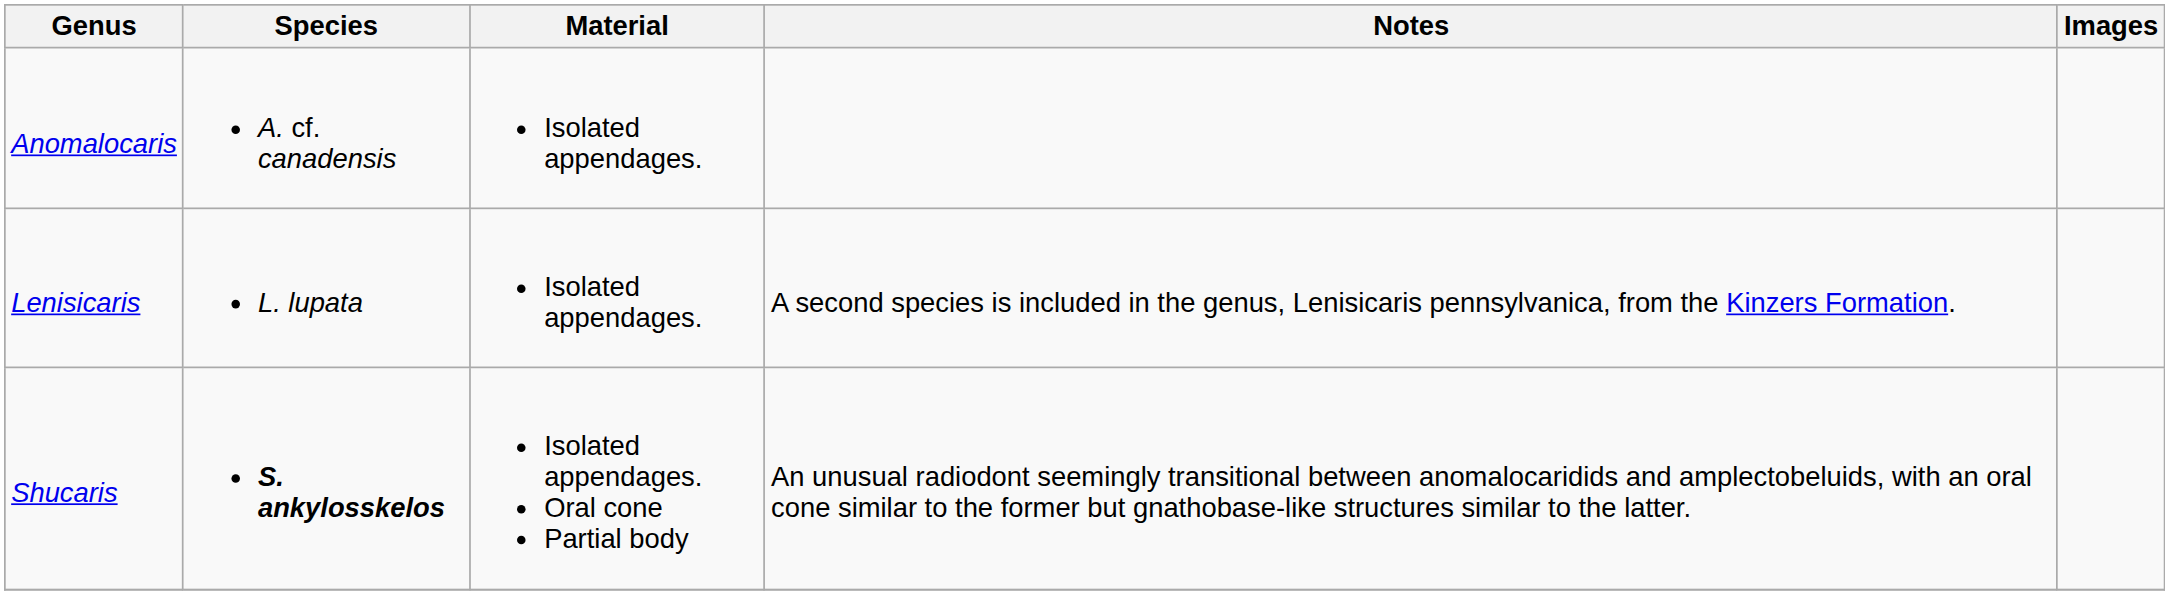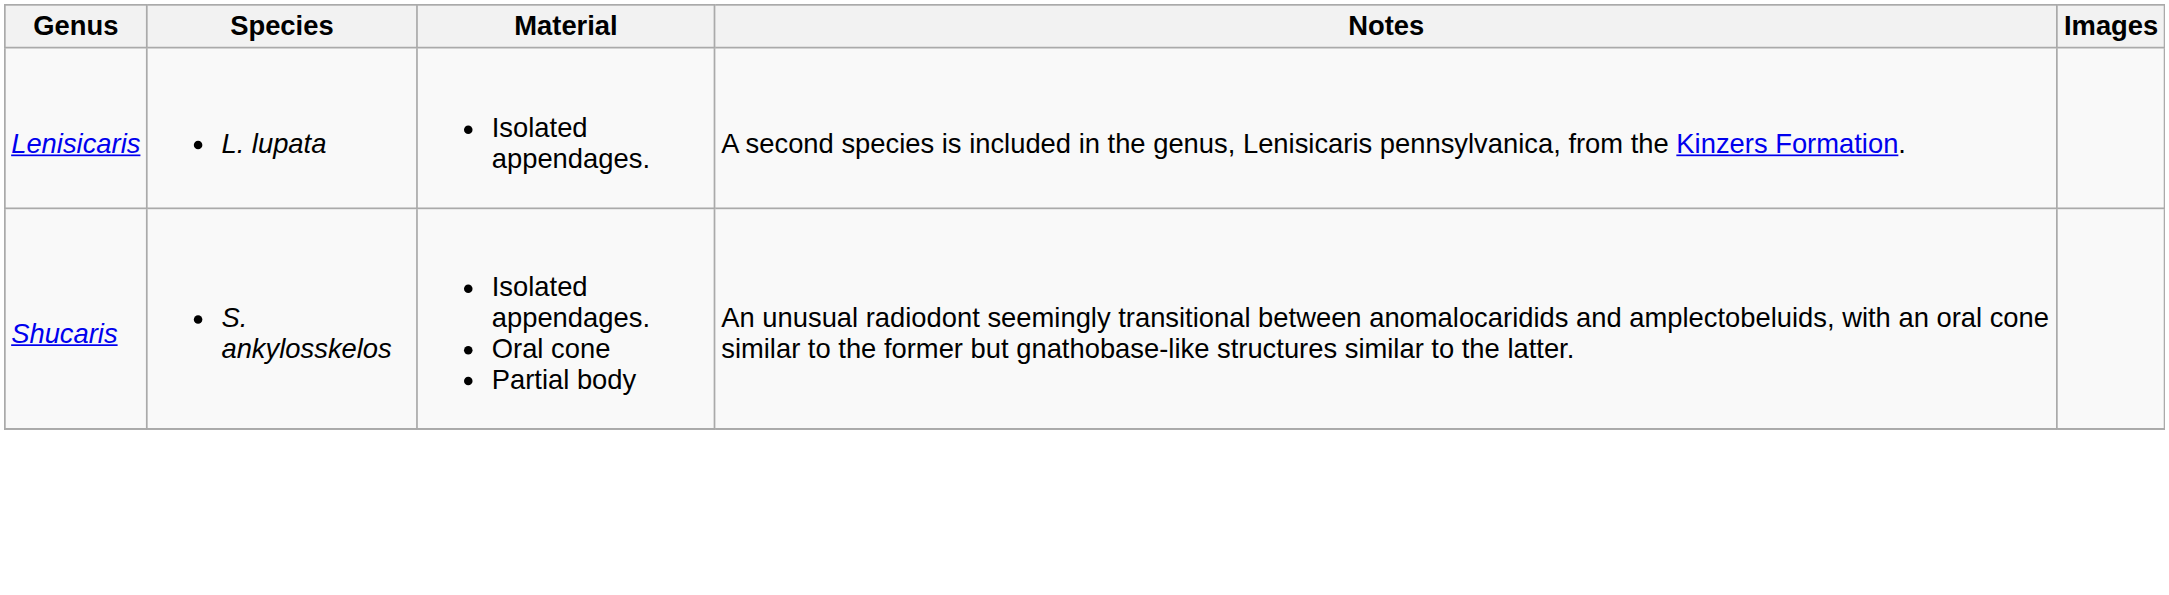- row: (94, 143)
(326, 494) bold -> (282, 334) normal
